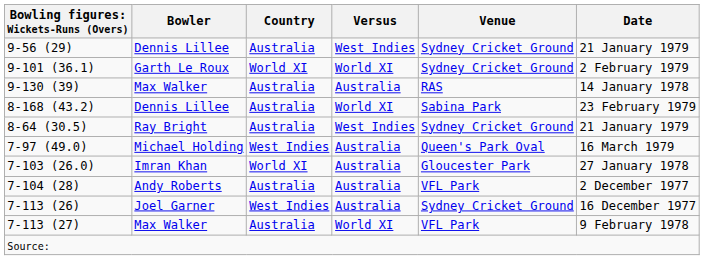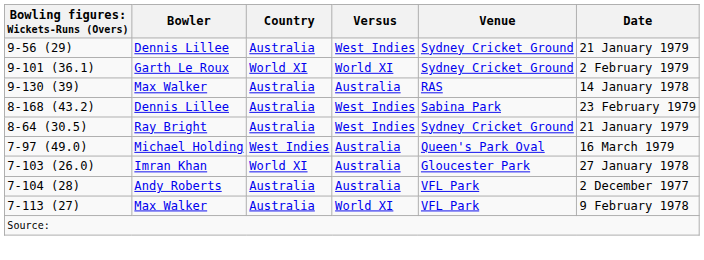(364, 107) World XI -> (375, 107) West Indies
- row: (44, 206)
